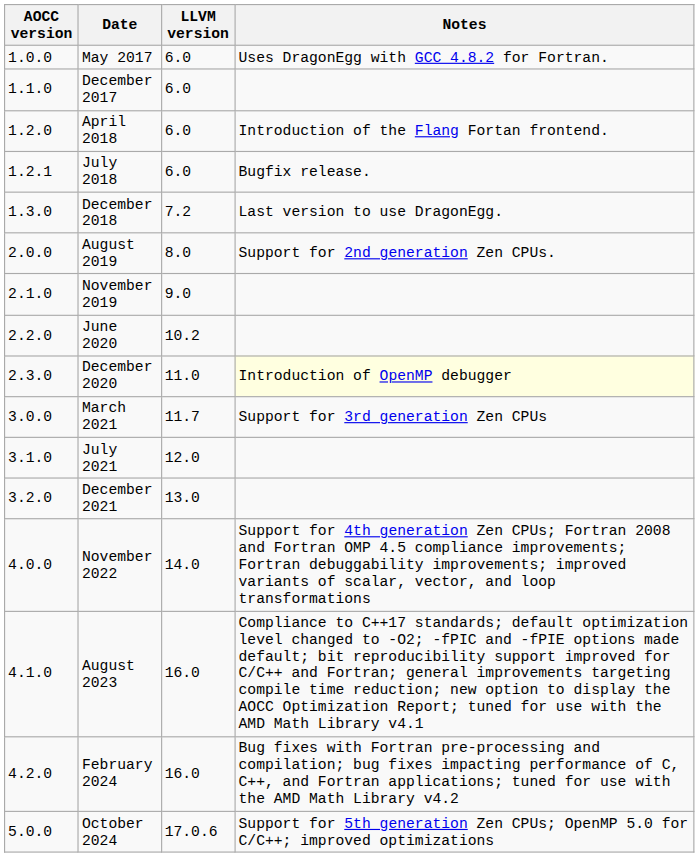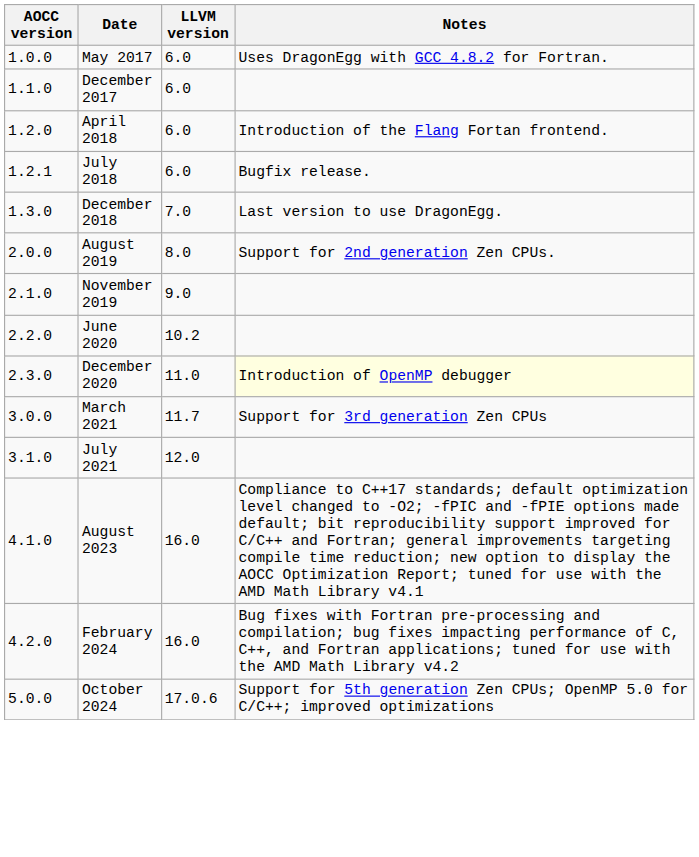(178, 213) 7.2 -> (178, 213) 7.0
- row: (117, 499)
- row: (117, 565)
